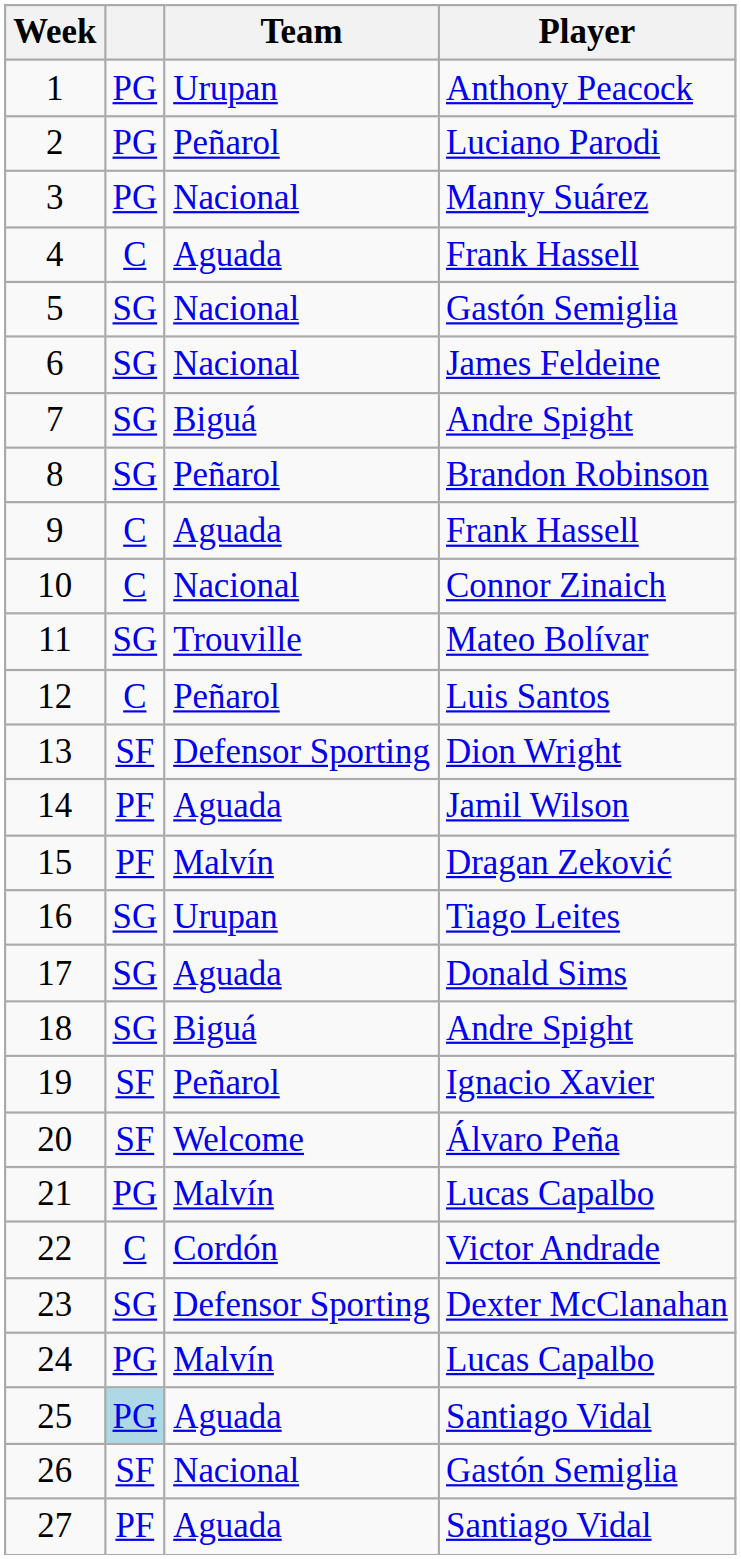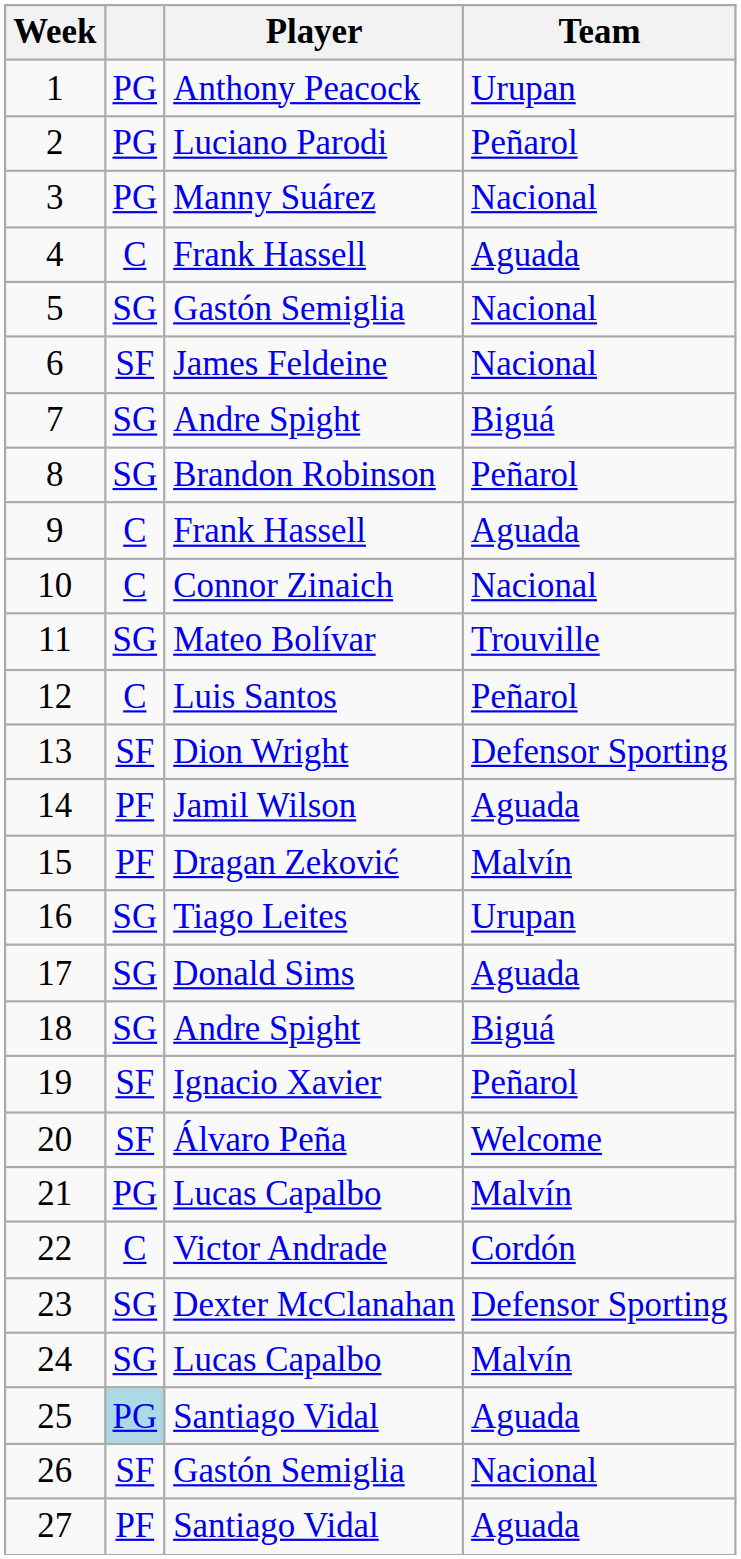columns swapped: (587, 32) <-> (302, 32)
(135, 364) SG -> (135, 364) SF
(135, 1359) PG -> (135, 1359) SG
